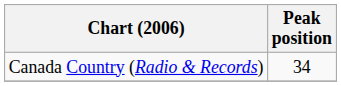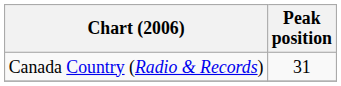(302, 66) 34 -> (302, 66) 31
